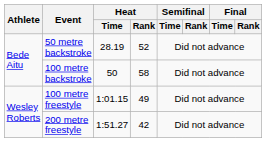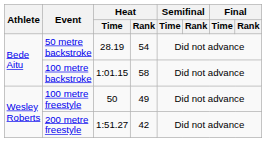(144, 47) 52 -> (144, 47) 54
(112, 73) 50 -> (112, 73) 1:01.15
(112, 99) 1:01.15 -> (112, 99) 50
